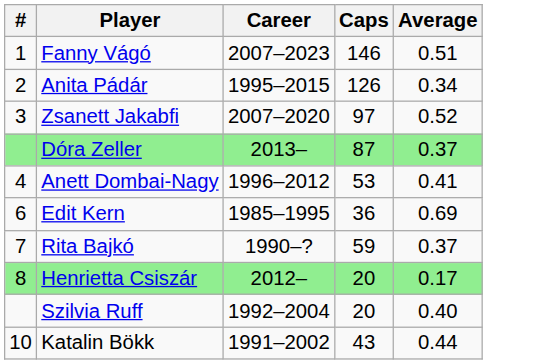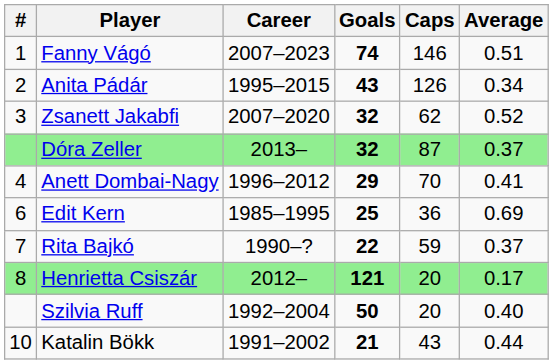+ column: (367, 20)
(364, 117) 97 -> (430, 117) 62
(364, 181) 53 -> (430, 181) 70
